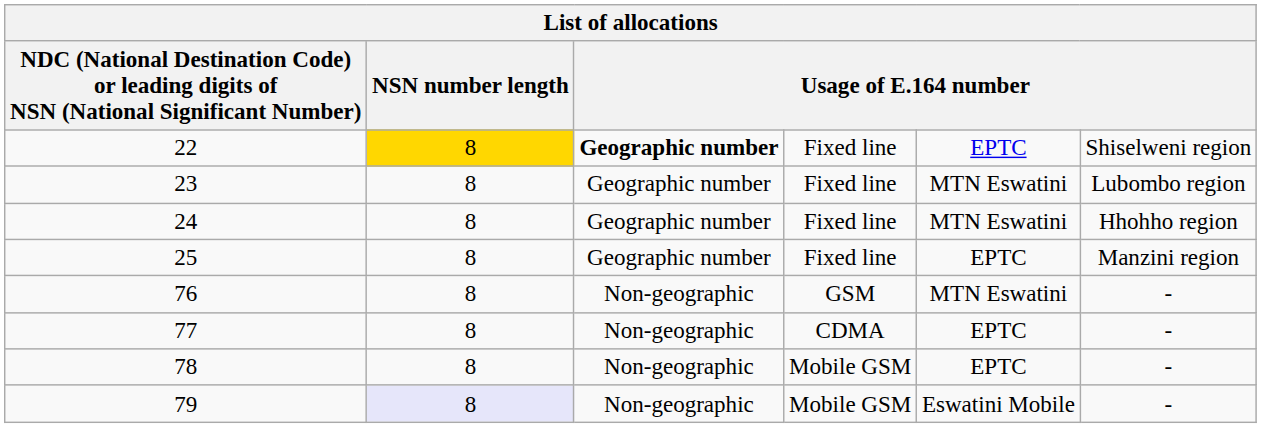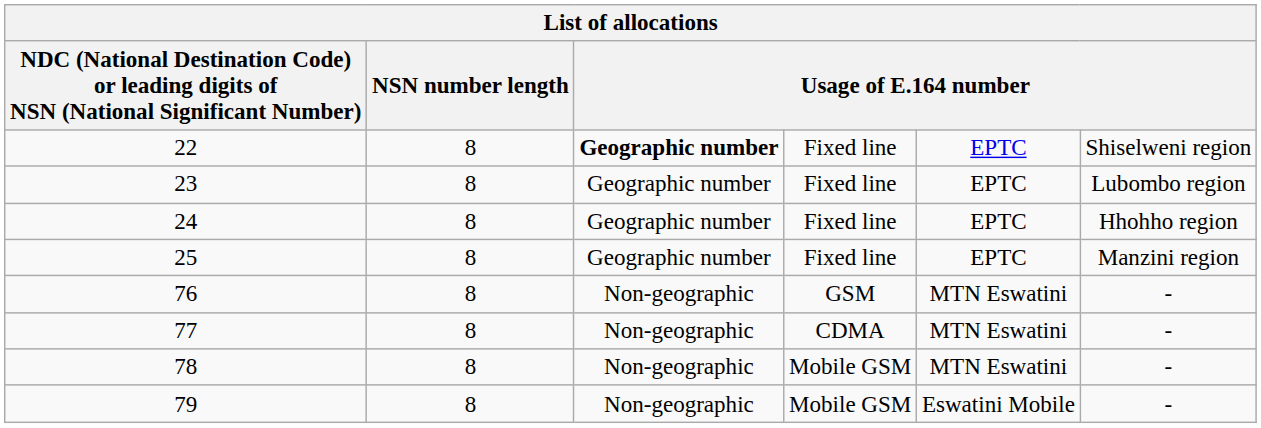(470, 147) gold background -> (470, 147) no background
(998, 184) MTN Eswatini -> (998, 184) EPTC
(998, 220) MTN Eswatini -> (998, 220) EPTC
(998, 330) EPTC -> (998, 330) MTN Eswatini
(998, 366) EPTC -> (998, 366) MTN Eswatini
(470, 403) lavender background -> (470, 403) no background
